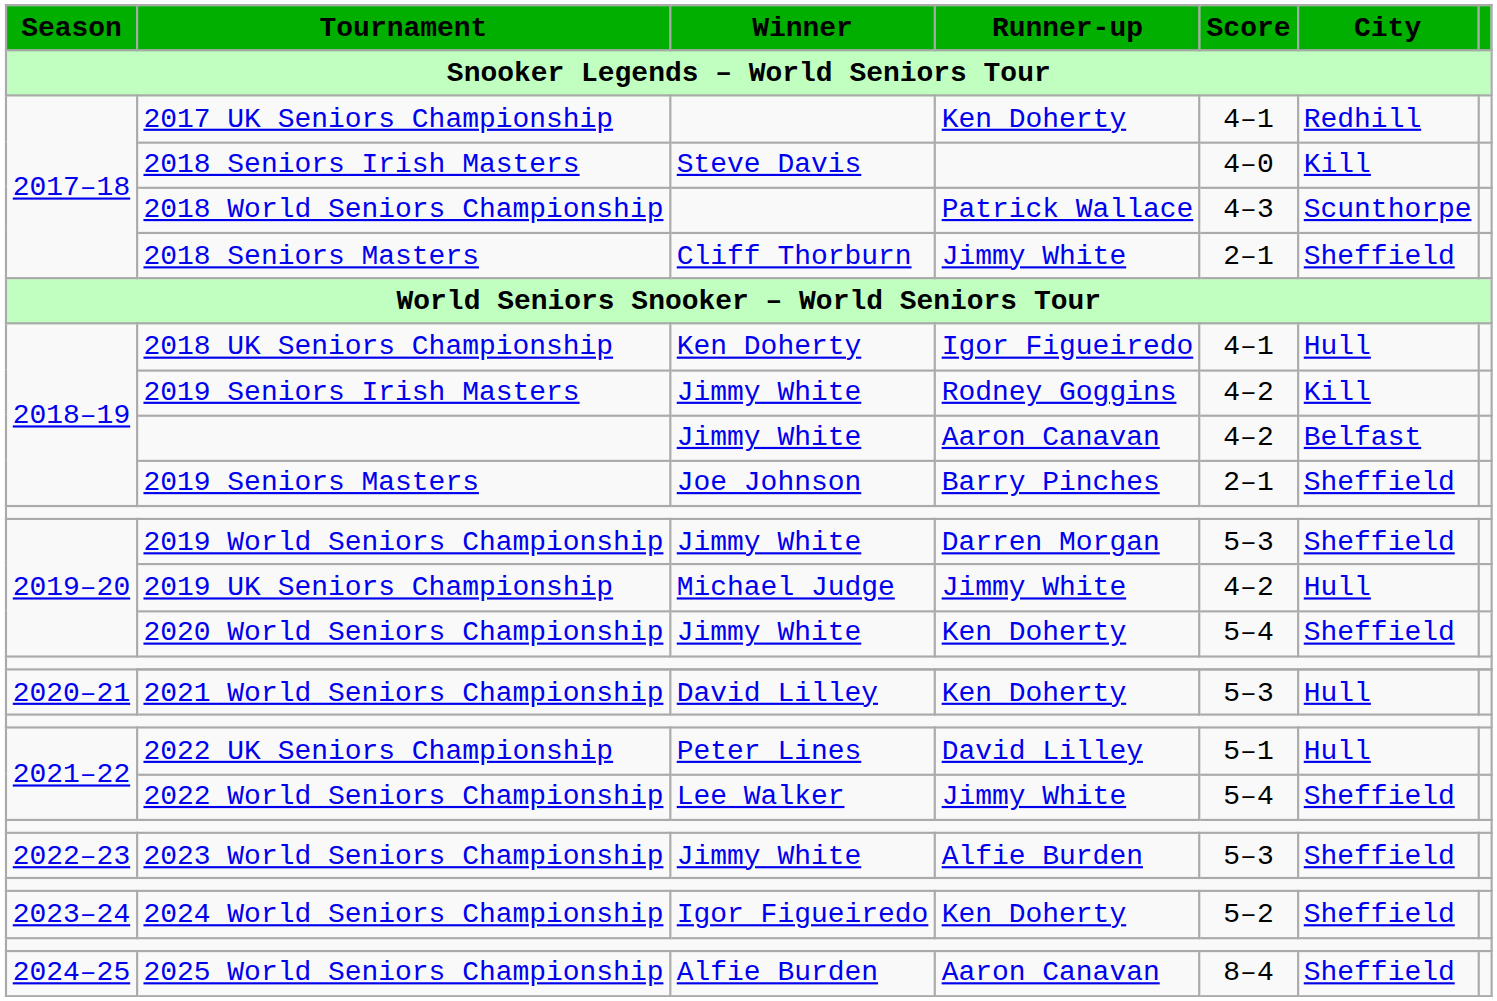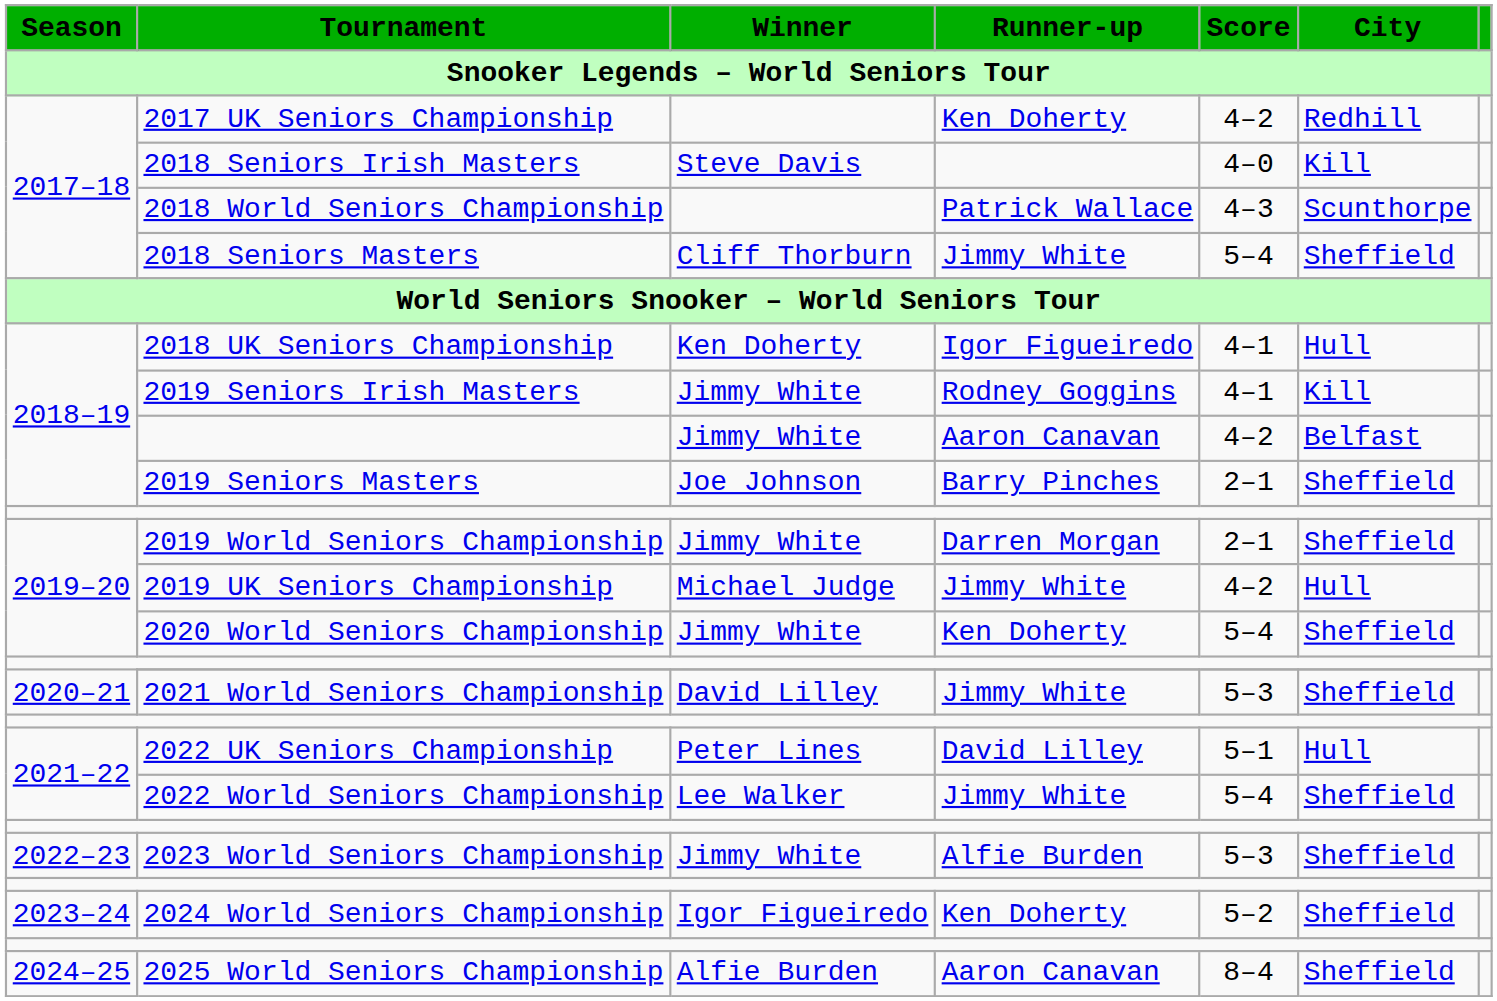(1249, 119) 4–1 -> (1249, 119) 4–2
(1249, 256) 2–1 -> (1249, 256) 5–4
(1249, 392) 4–2 -> (1249, 392) 4–1
(1249, 542) 5–3 -> (1249, 542) 2–1
(1034, 692) Ken Doherty -> (1034, 692) Jimmy White
(1337, 692) Hull -> (1379, 692) Sheffield
